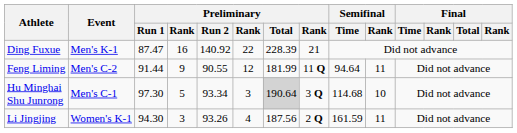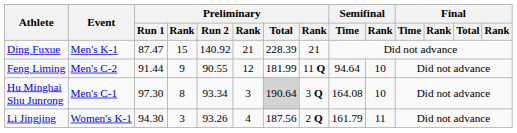(182, 50) 16 -> (182, 50) 15
(248, 50) 22 -> (248, 50) 21
(380, 68) 11 -> (380, 68) 10
(182, 93) 5 -> (182, 93) 8
(347, 93) 114.68 -> (347, 93) 164.08
(347, 119) 161.59 -> (347, 119) 161.79
